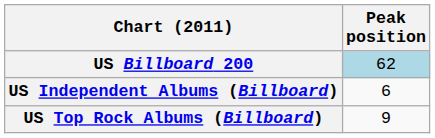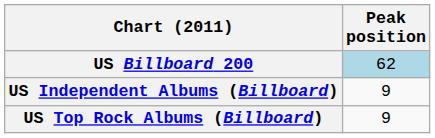(386, 92) 6 -> (386, 92) 9
